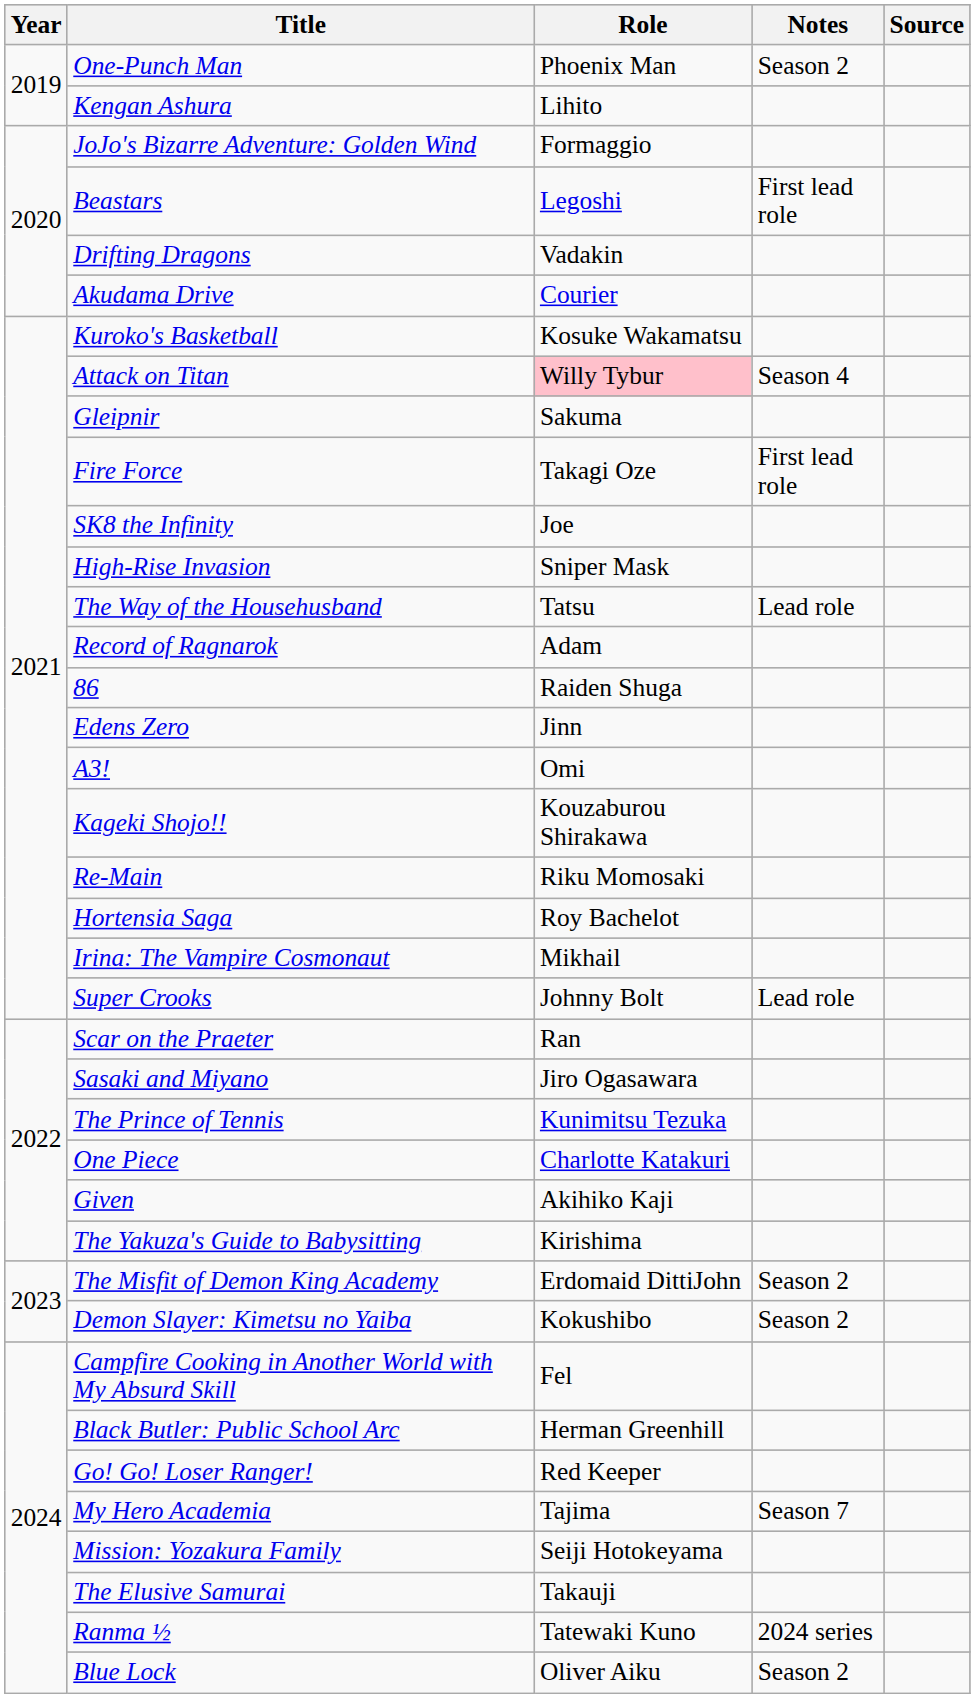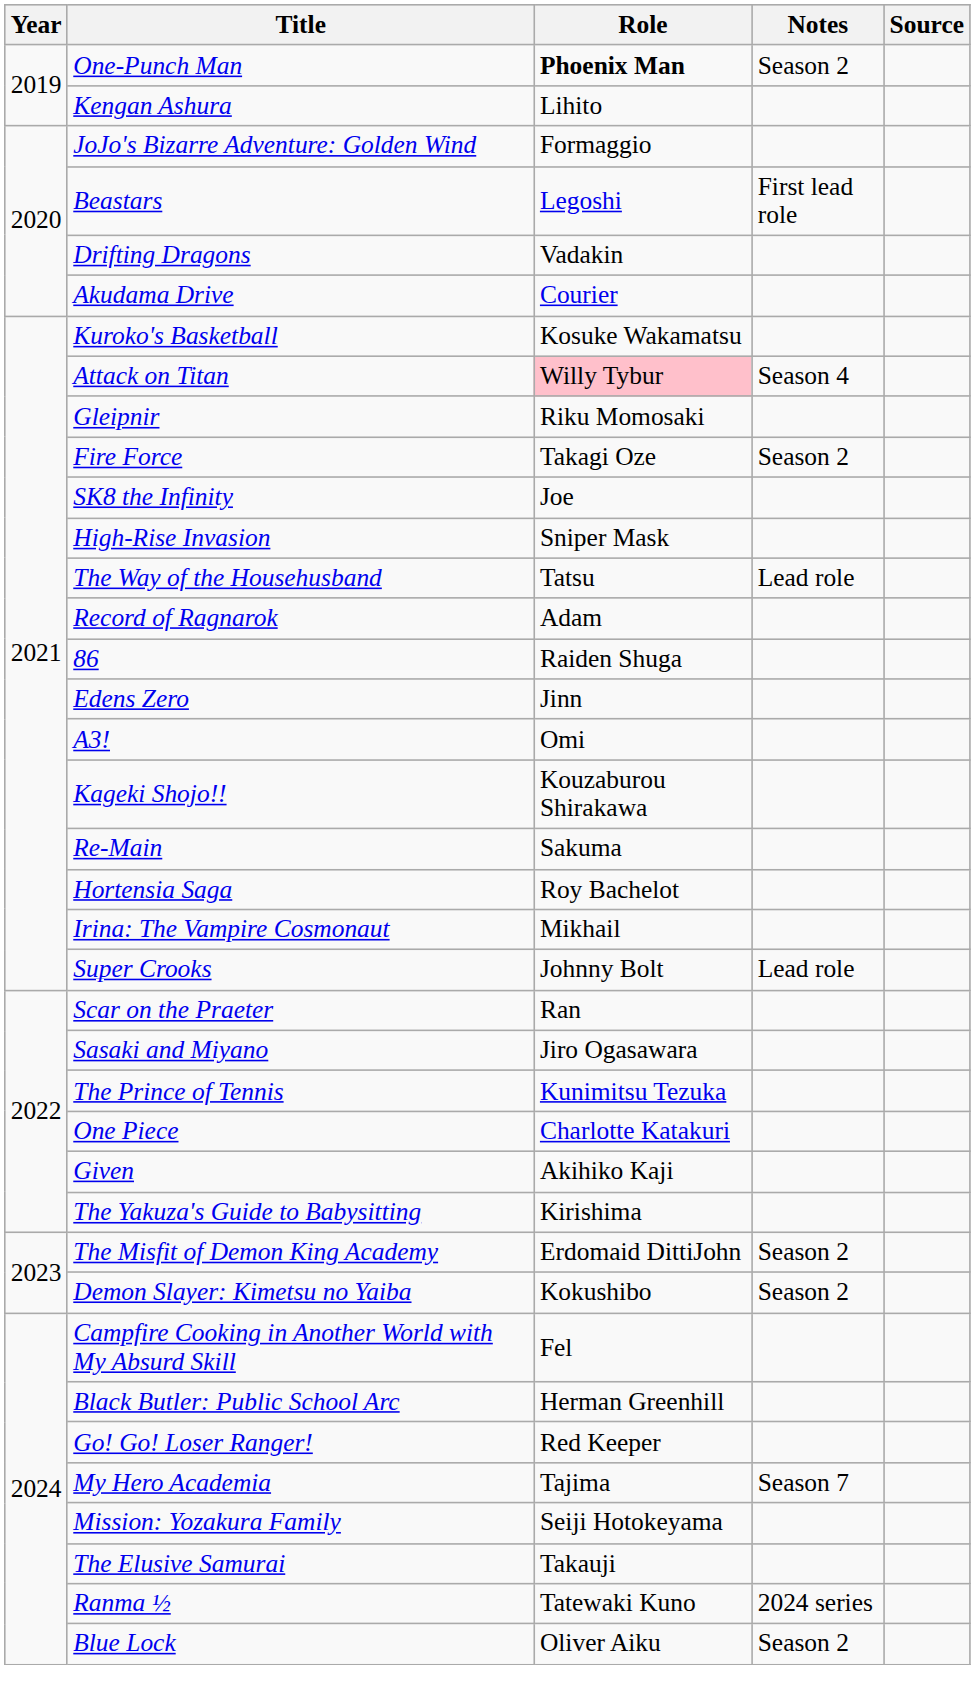(608, 65) normal -> (612, 65) bold
(581, 416) Sakuma -> (622, 416) Riku Momosaki
(805, 471) First lead role -> (803, 456) Season 2
(622, 877) Riku Momosaki -> (581, 848) Sakuma
